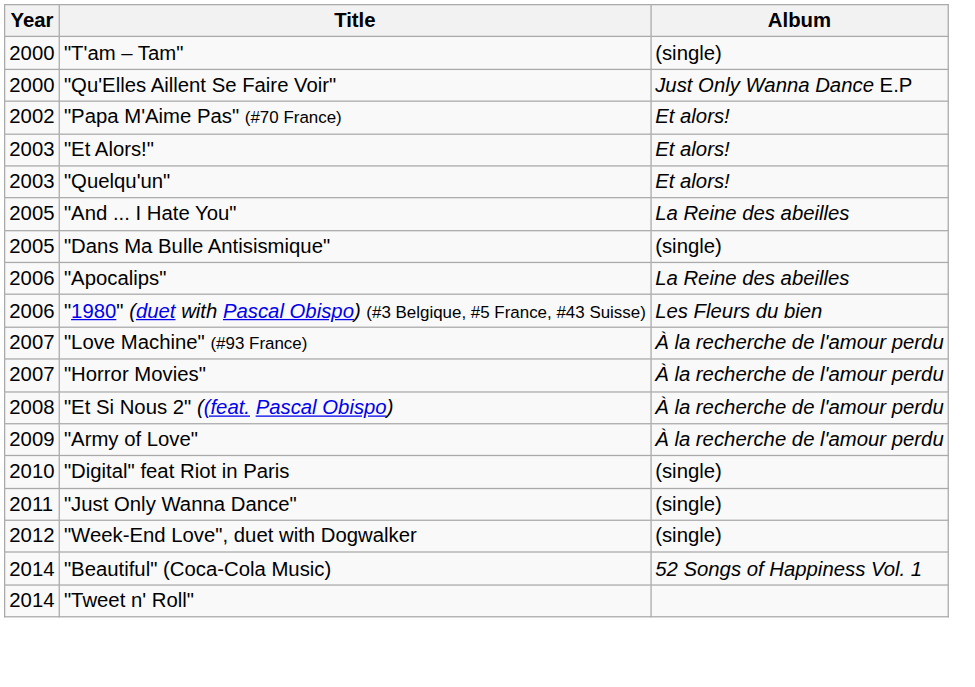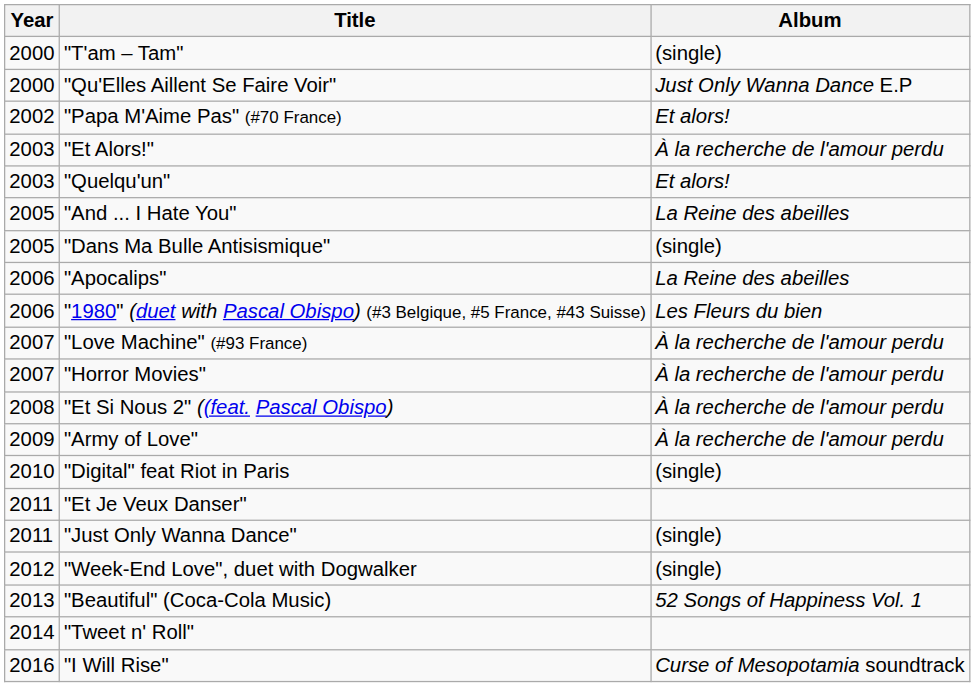(692, 149) Et alors! -> (799, 149) À la recherche de l'amour perdu
+ row: (155, 504)
(32, 568) 2014 -> (32, 600) 2013
+ row: (116, 665)
